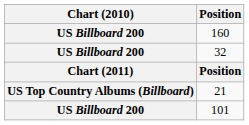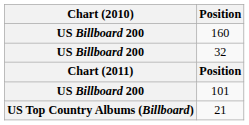rows swapped: (220, 110) <-> (220, 91)
